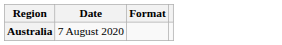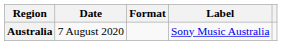+ column: (220, 13)
